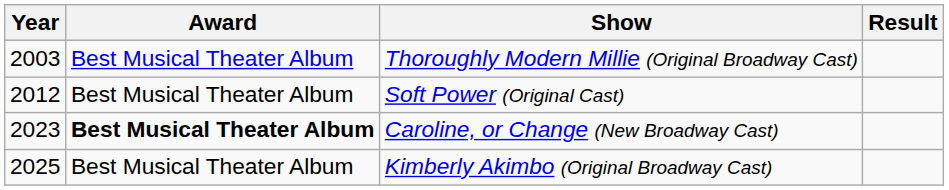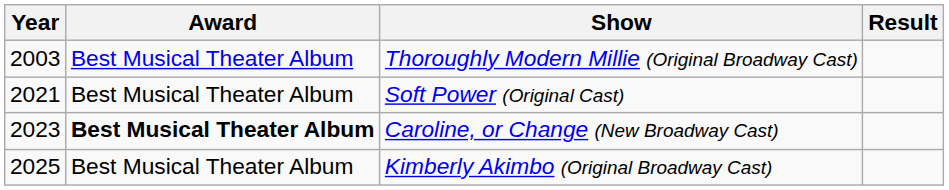(35, 94) 2012 -> (35, 94) 2021
